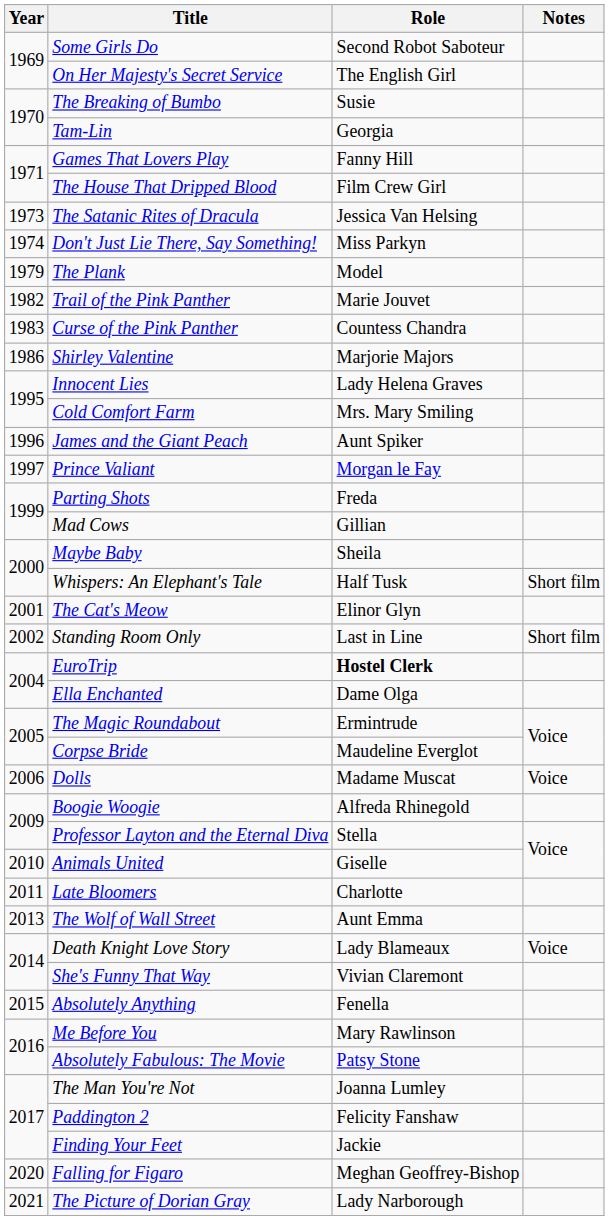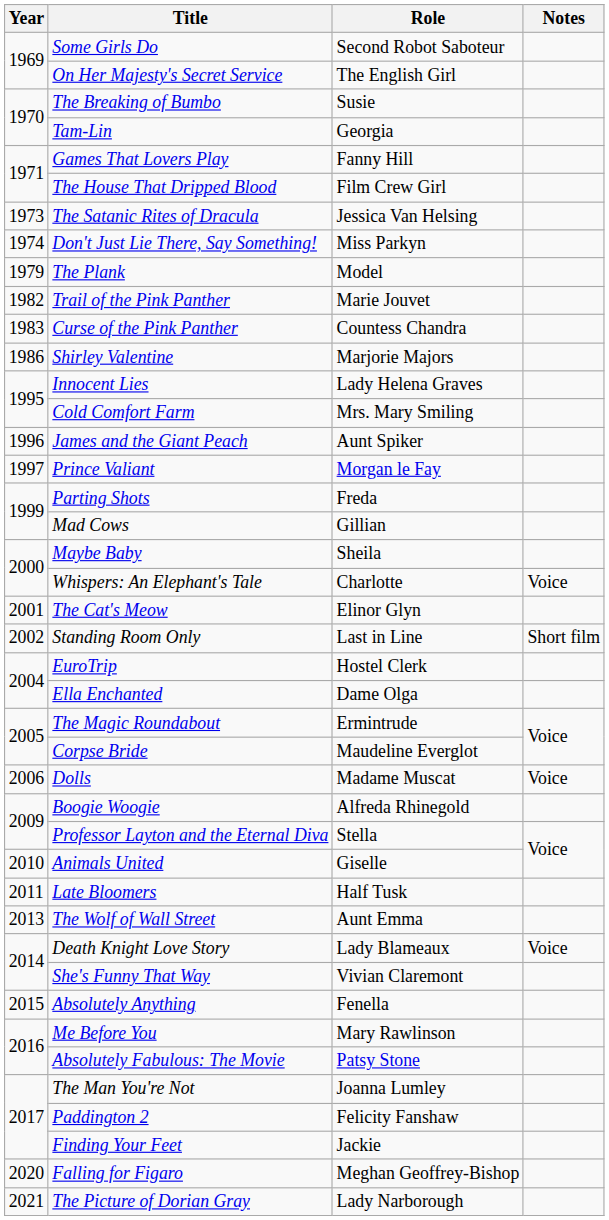(372, 581) Half Tusk -> (370, 581) Charlotte
(564, 581) Short film -> (548, 581) Voice
(385, 666) bold -> (382, 666) normal
(370, 891) Charlotte -> (372, 891) Half Tusk
